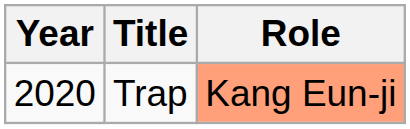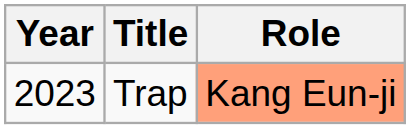(55, 92) 2020 -> (55, 92) 2023
